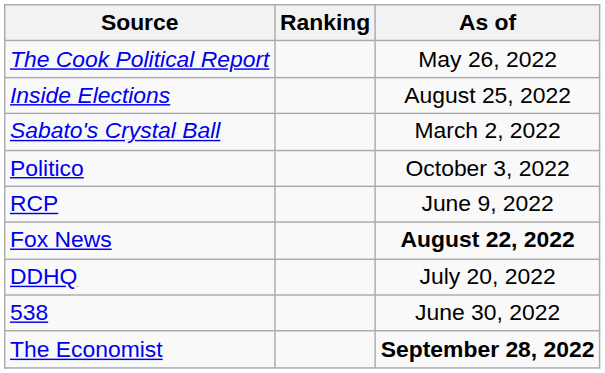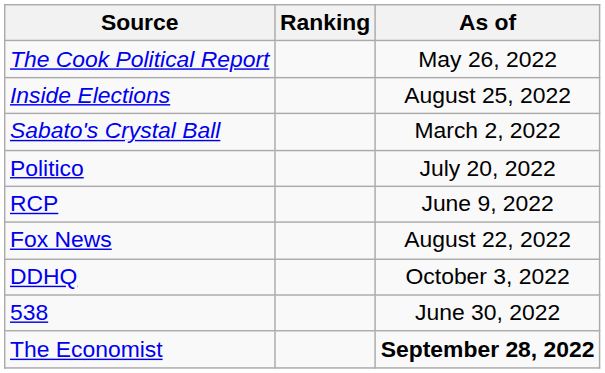(488, 167) October 3, 2022 -> (488, 167) July 20, 2022
(488, 240) bold -> (488, 240) normal
(488, 276) July 20, 2022 -> (488, 276) October 3, 2022
